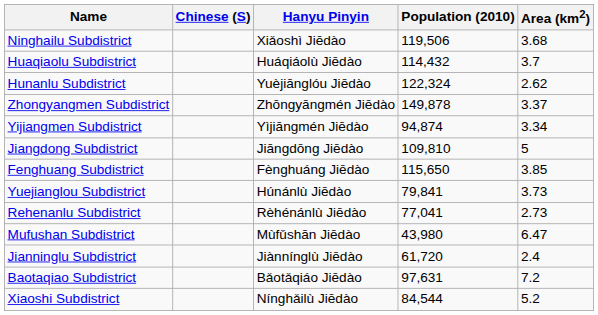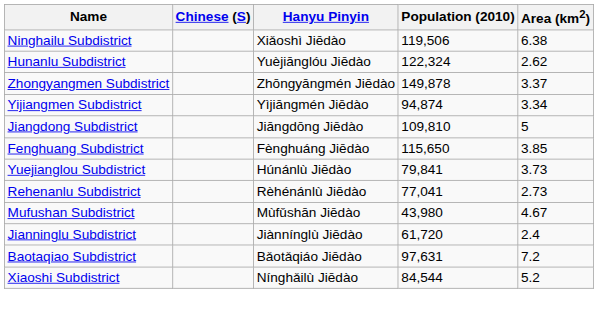(534, 40) 3.68 -> (534, 40) 6.38
- row: (72, 62)
(534, 234) 6.47 -> (534, 213) 4.67
